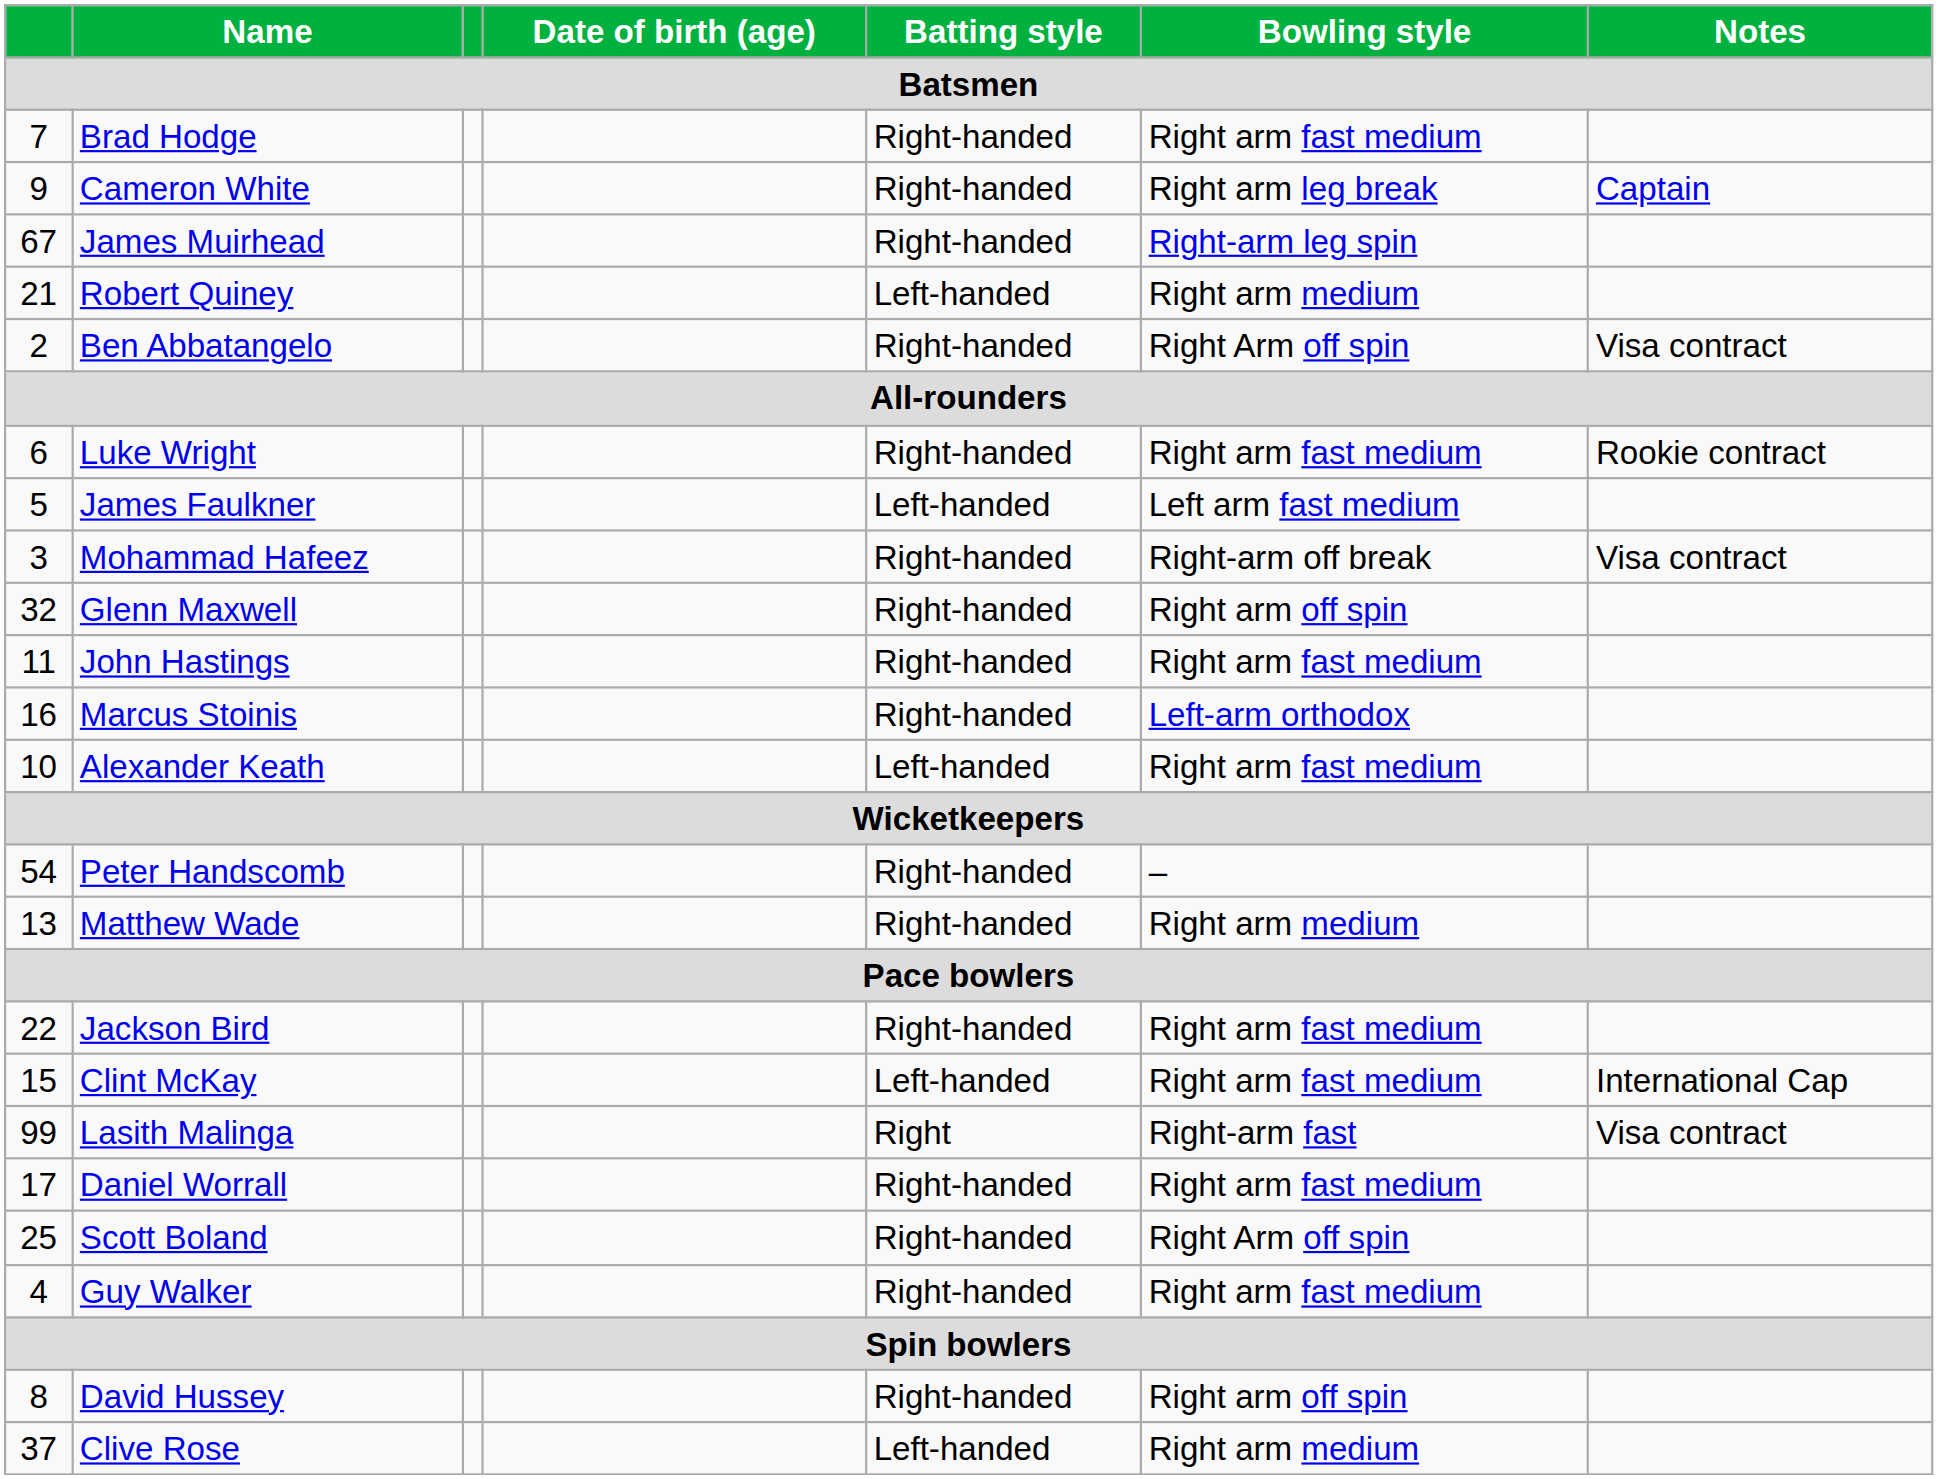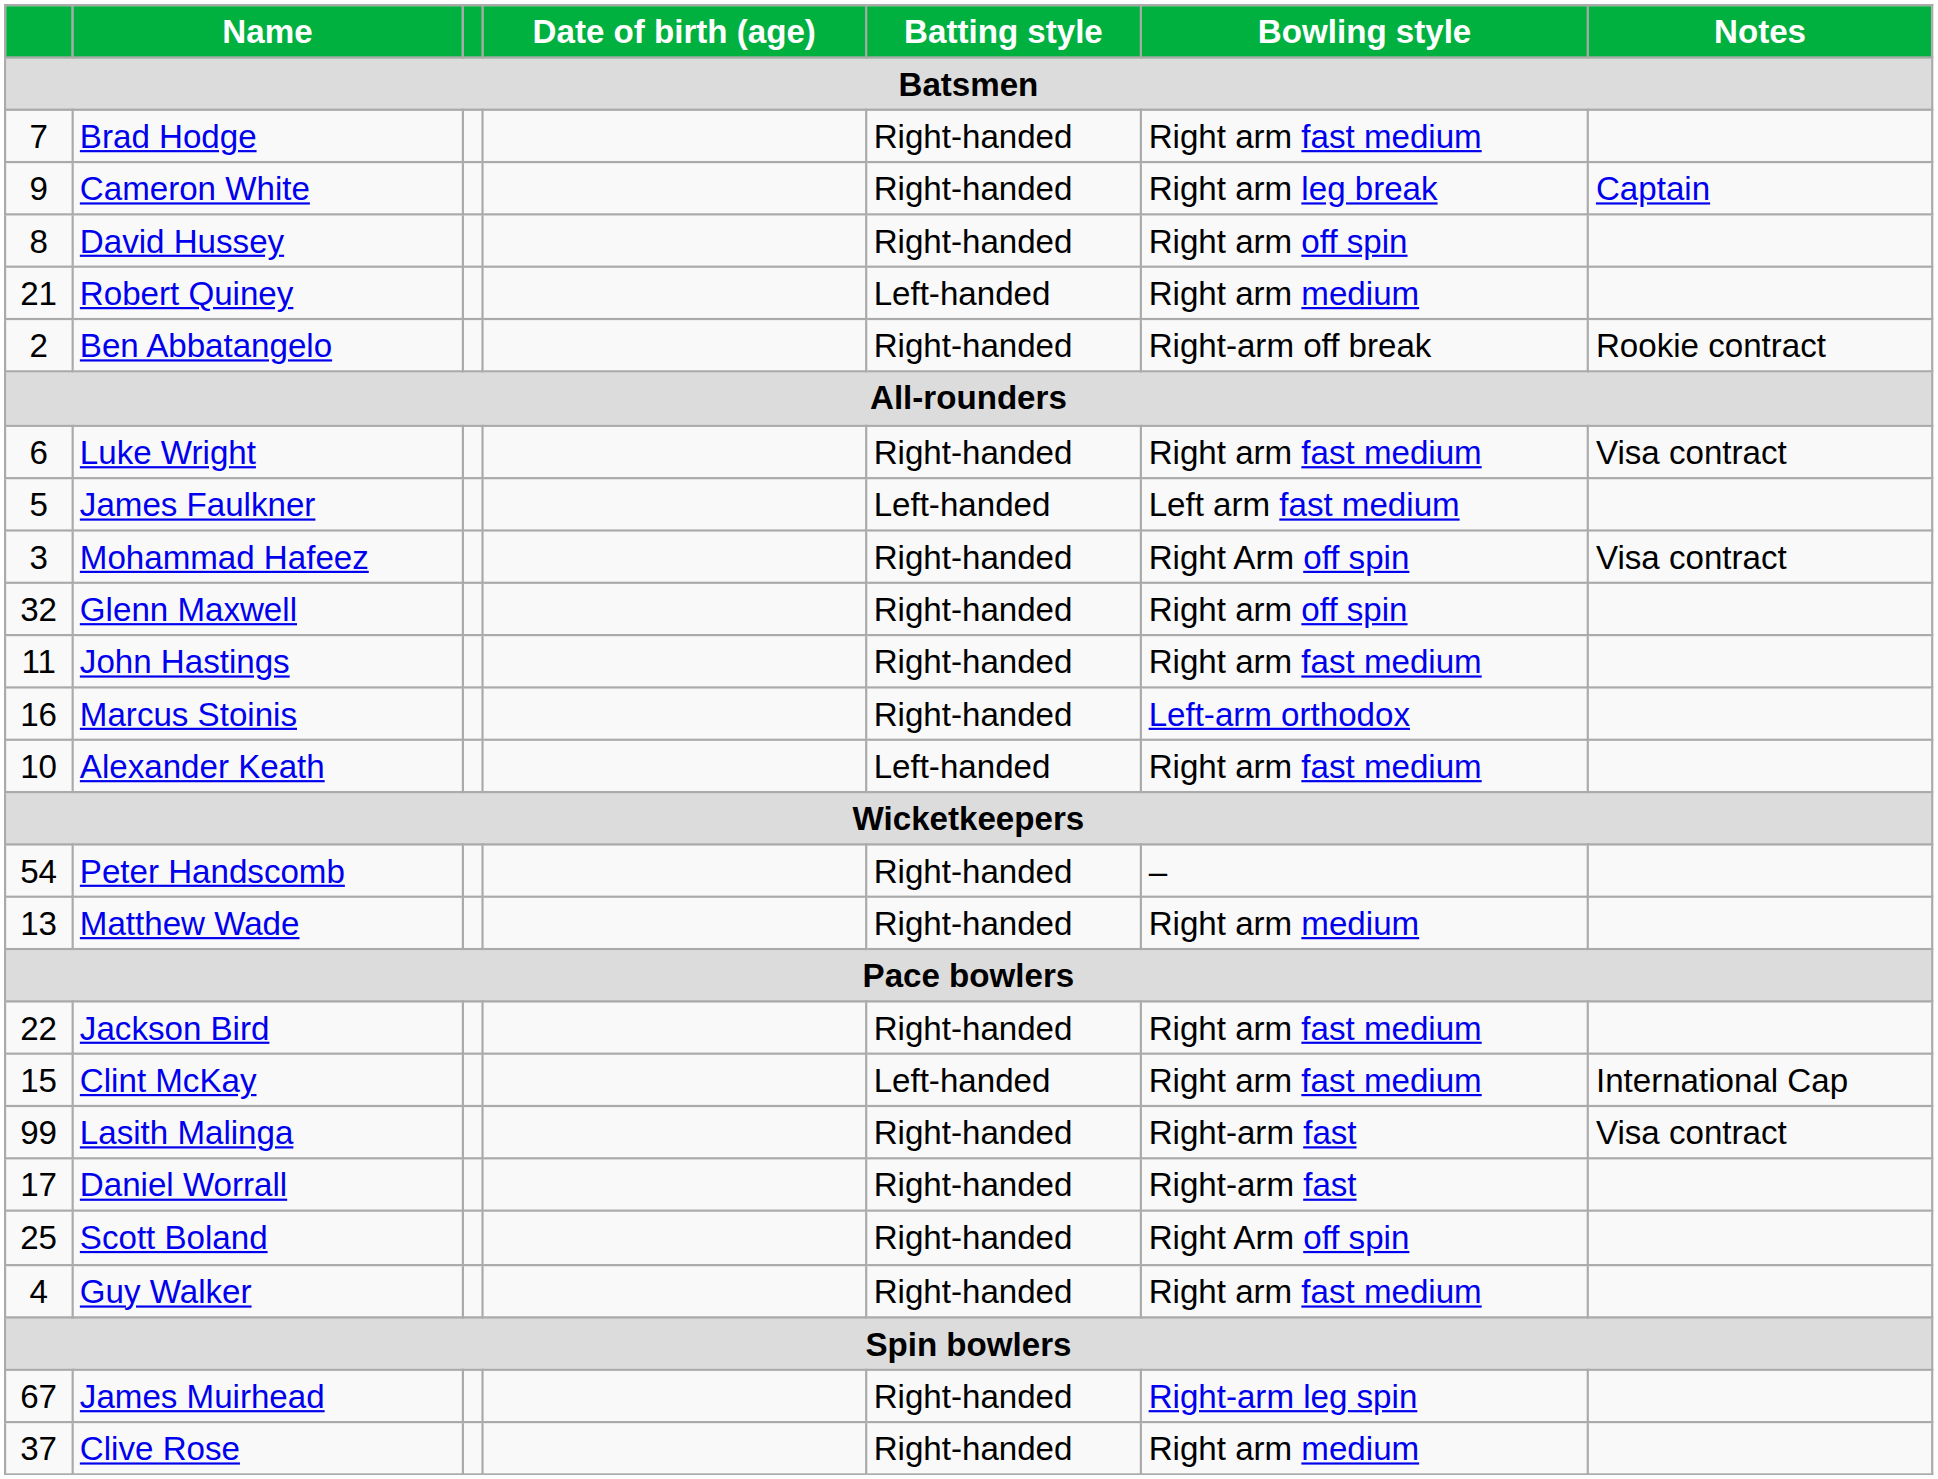rows swapped: (182, 1395) <-> (202, 241)
(1279, 346) Right Arm off spin -> (1290, 346) Right-arm off break
(1691, 346) Visa contract -> (1711, 346) Rookie contract
(1711, 451) Rookie contract -> (1691, 451) Visa contract
(1290, 556) Right-arm off break -> (1279, 556) Right Arm off spin
(912, 1133) Right -> (973, 1133) Right-handed
(1315, 1186) Right arm fast medium -> (1253, 1186) Right-arm fast
(962, 1448) Left-handed -> (973, 1448) Right-handed
